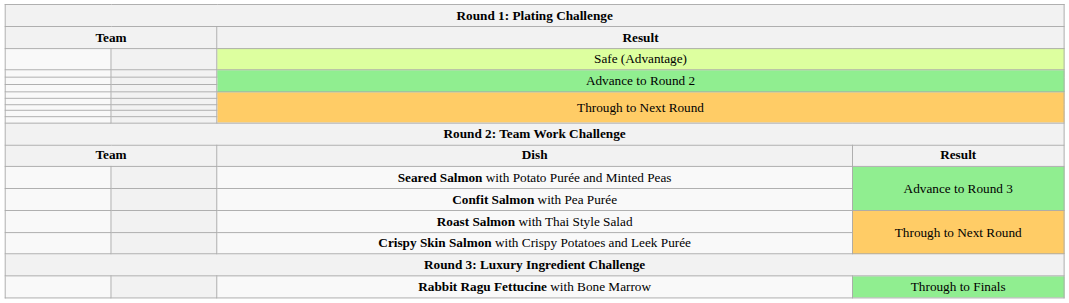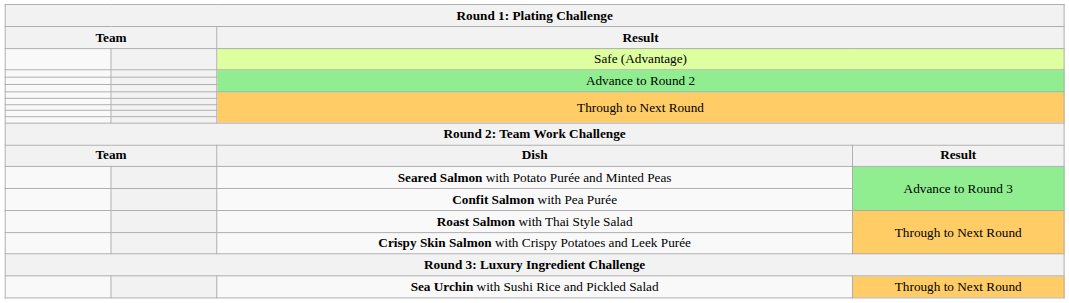- row: (535, 287)
+ row: (535, 287)
